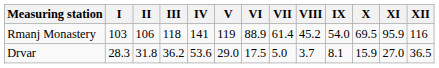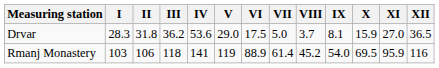rows swapped: (22, 53) <-> (52, 33)
